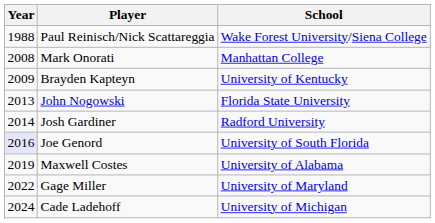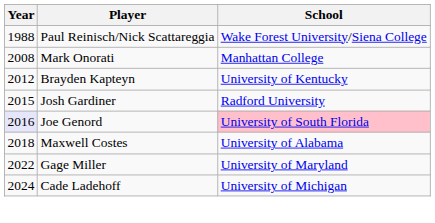(21, 79) 2009 -> (21, 79) 2012
- row: (83, 100)
(21, 121) 2014 -> (21, 100) 2015
(295, 143) no background -> (295, 121) pink background
(21, 164) 2019 -> (21, 143) 2018
